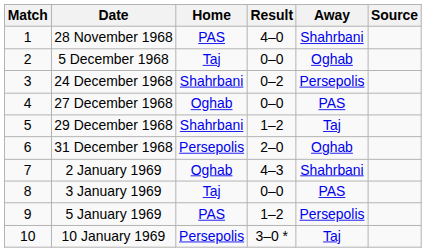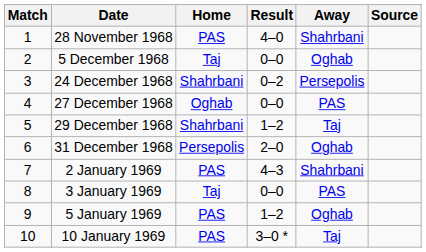(212, 170) Oghab -> (212, 170) PAS
(332, 214) Persepolis -> (332, 214) Oghab
(212, 236) Persepolis -> (212, 236) PAS
